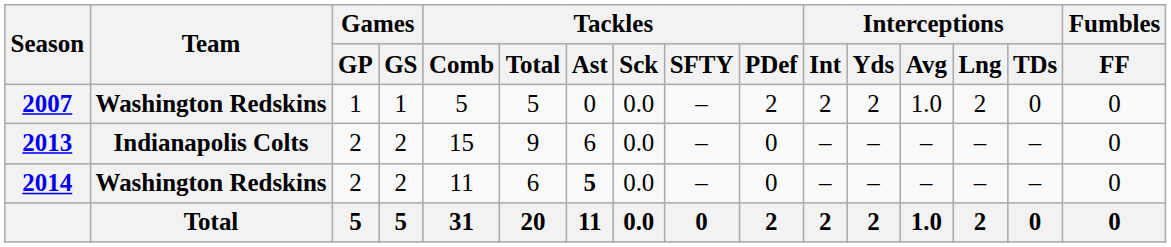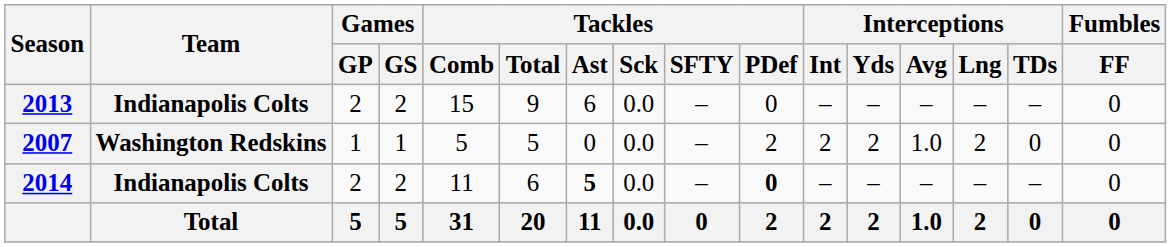rows swapped: (47, 103) <-> (47, 143)
(211, 182) Washington Redskins -> (211, 182) Indianapolis Colts
(771, 182) normal -> (771, 182) bold
